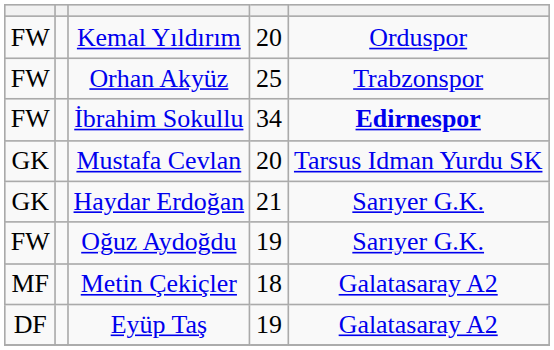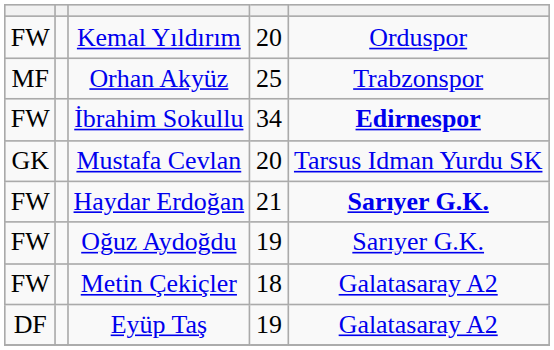(30, 78) FW -> (30, 78) MF
(30, 201) GK -> (30, 201) FW
(418, 201) normal -> (418, 201) bold
(30, 283) MF -> (30, 283) FW
